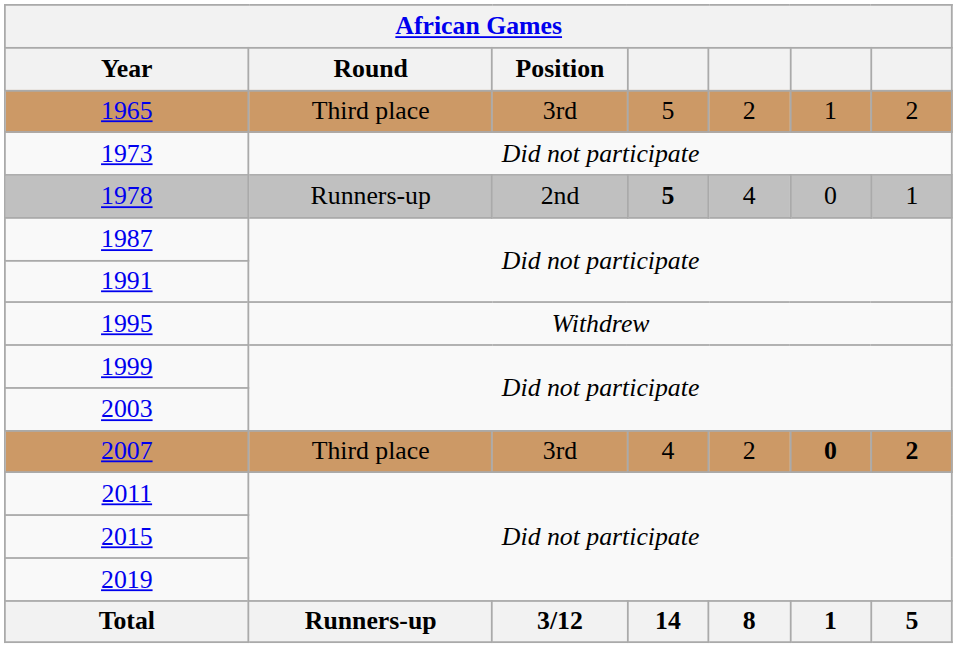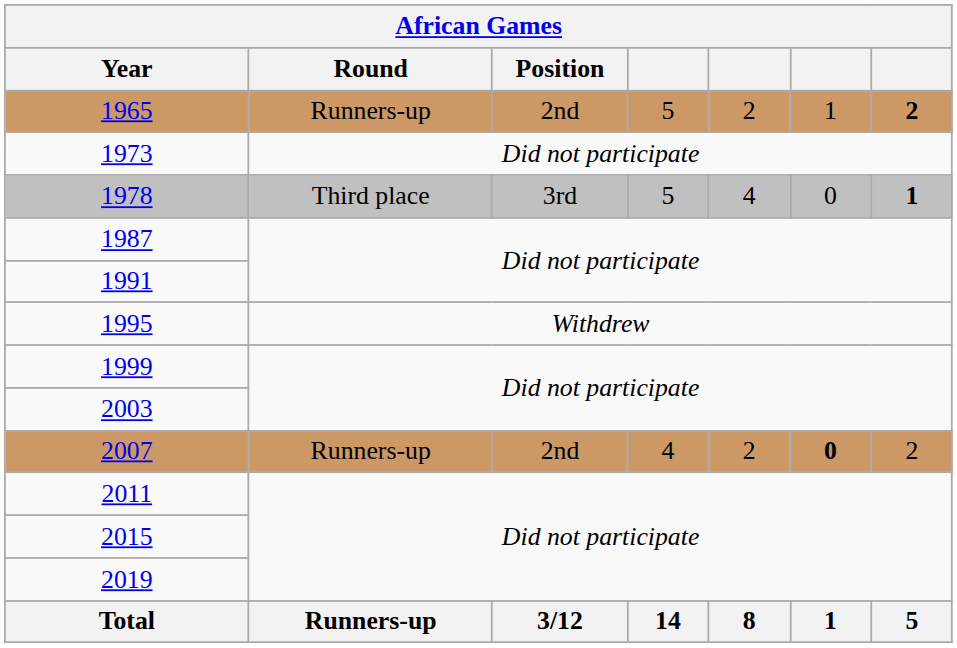(371, 111) Third place -> (371, 111) Runners-up
(560, 111) 3rd -> (560, 111) 2nd
(912, 111) normal -> (912, 111) bold
(371, 196) Runners-up -> (371, 196) Third place
(560, 196) 2nd -> (560, 196) 3rd
(668, 196) bold -> (668, 196) normal
(912, 196) normal -> (912, 196) bold
(371, 451) Third place -> (371, 451) Runners-up
(560, 451) 3rd -> (560, 451) 2nd
(912, 451) bold -> (912, 451) normal
